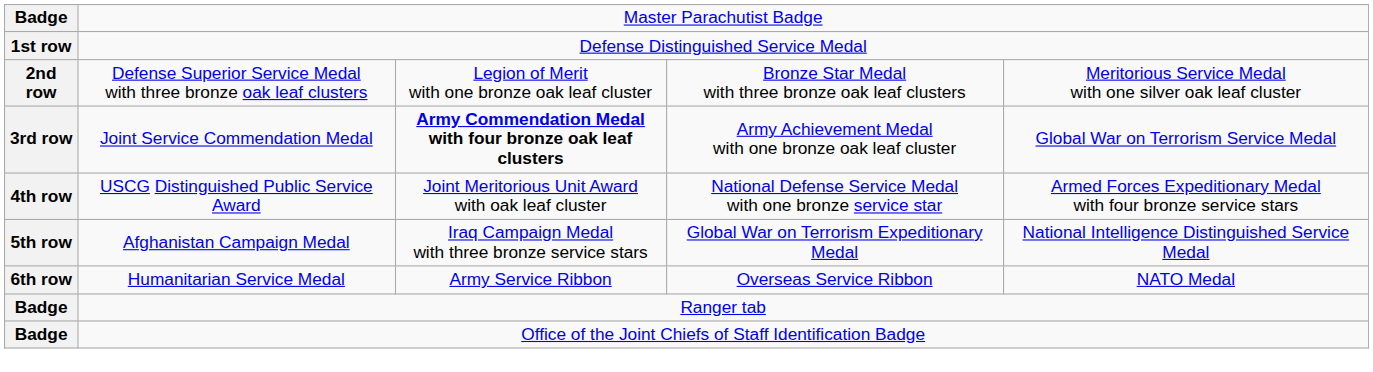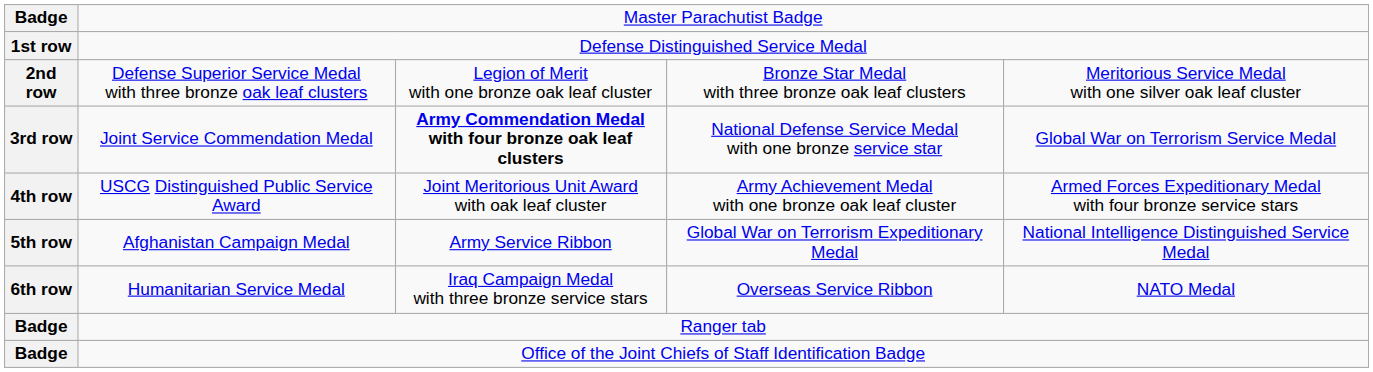(835, 139) Army Achievement Medal with one bronze oak leaf cluster -> (835, 139) National Defense Service Medal with one bronze service star
(835, 195) National Defense Service Medal with one bronze service star -> (835, 195) Army Achievement Medal with one bronze oak leaf cluster
(531, 242) Iraq Campaign Medal with three bronze service stars -> (531, 242) Army Service Ribbon
(531, 279) Army Service Ribbon -> (531, 289) Iraq Campaign Medal with three bronze service stars
